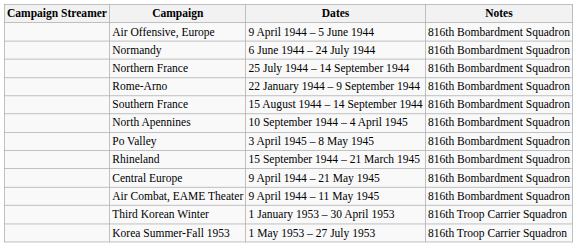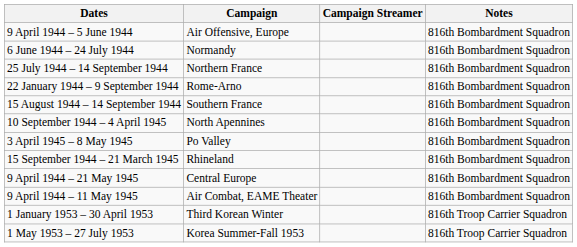columns swapped: (57, 13) <-> (336, 13)
